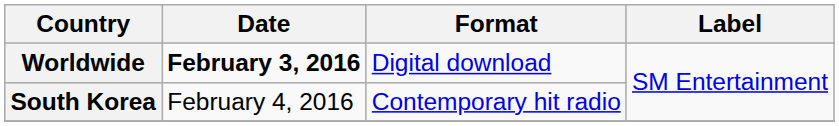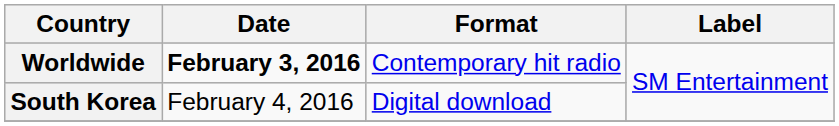(462, 62) Digital download -> (496, 62) Contemporary hit radio
(496, 101) Contemporary hit radio -> (462, 101) Digital download
